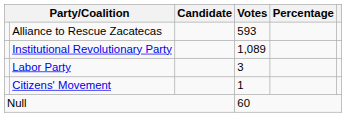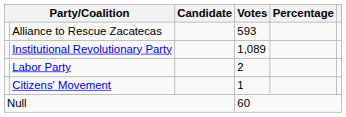(241, 67) 3 -> (241, 67) 2
